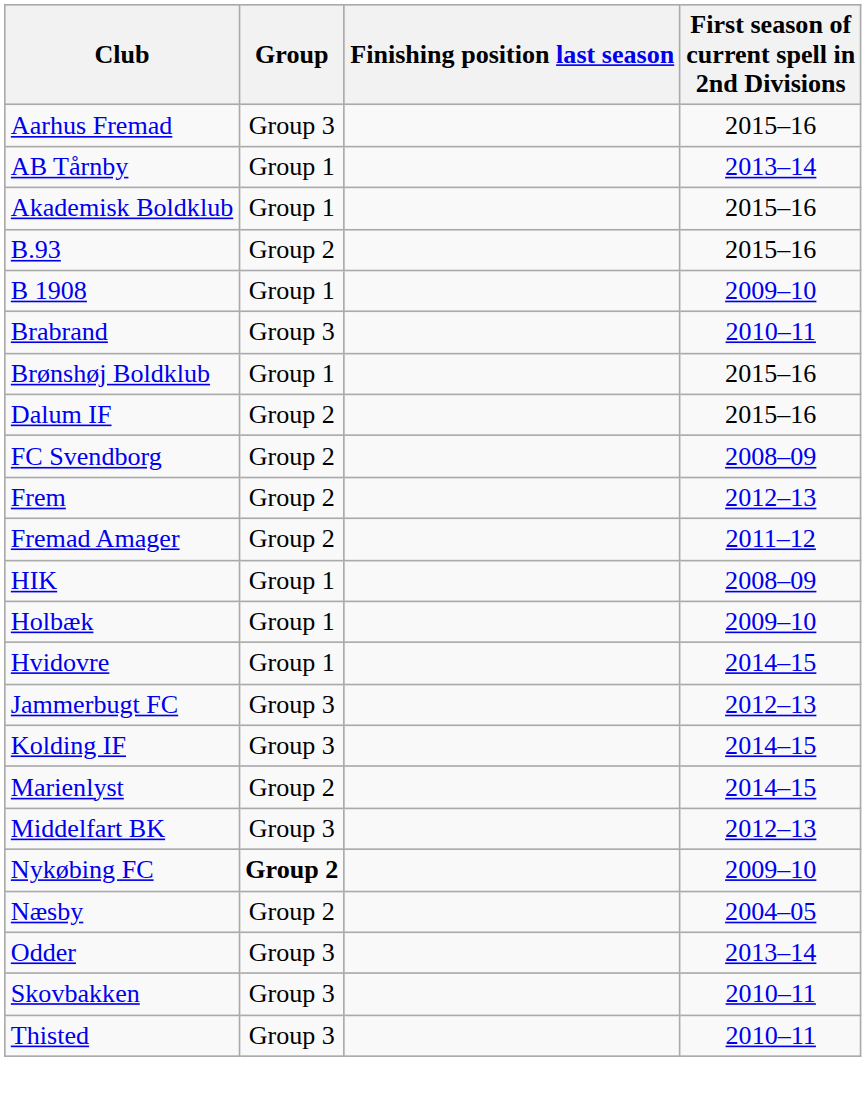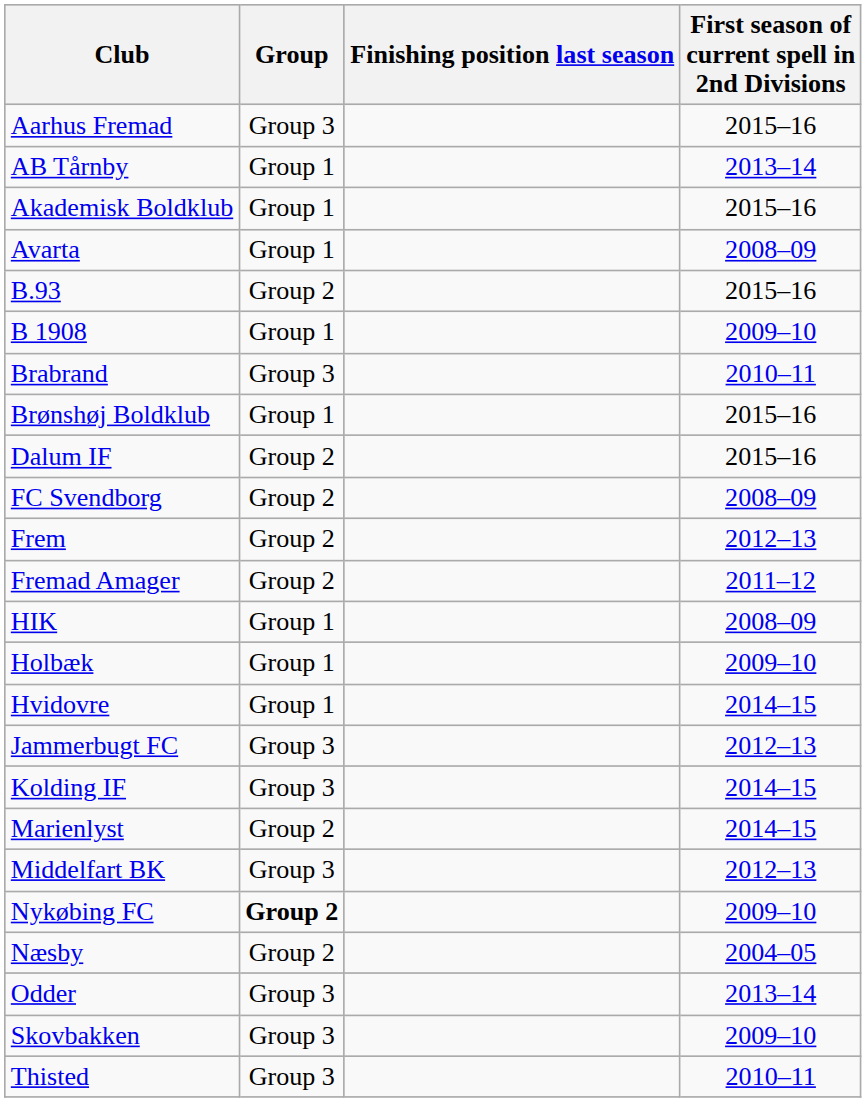+ row: (45, 249)
(771, 993) 2010–11 -> (771, 1035) 2009–10
